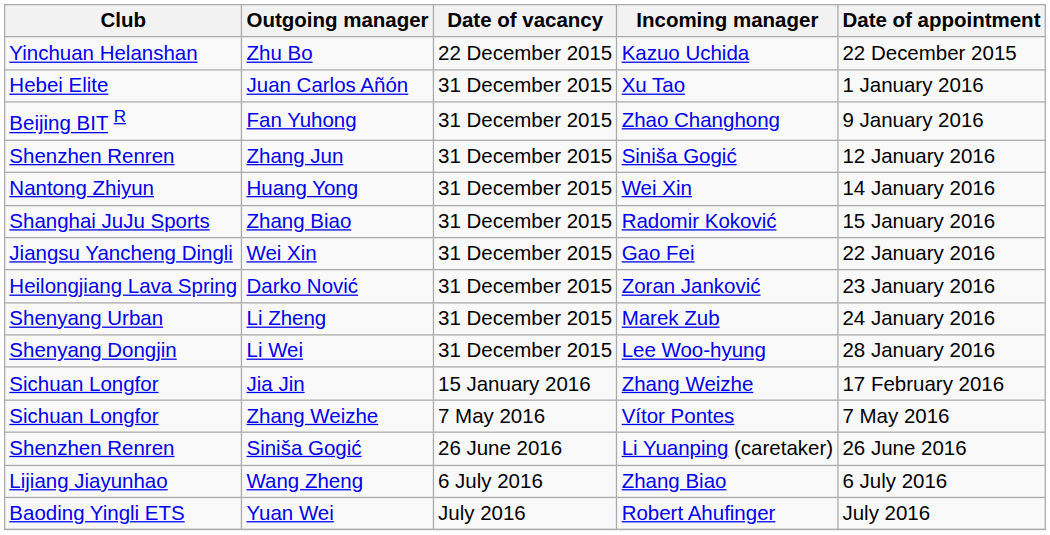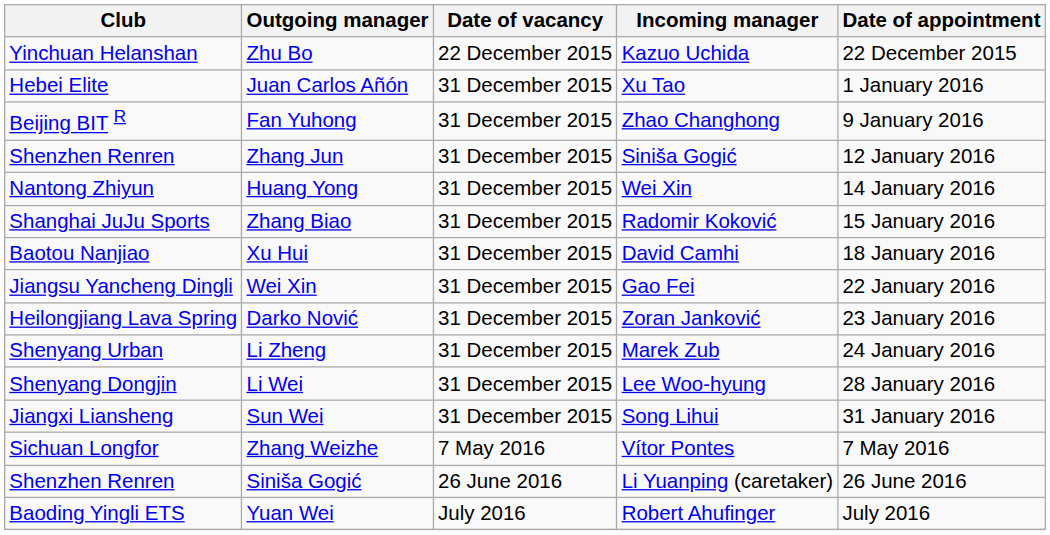+ row: (277, 253)
+ row: (285, 416)
- row: (276, 383)
- row: (305, 480)
